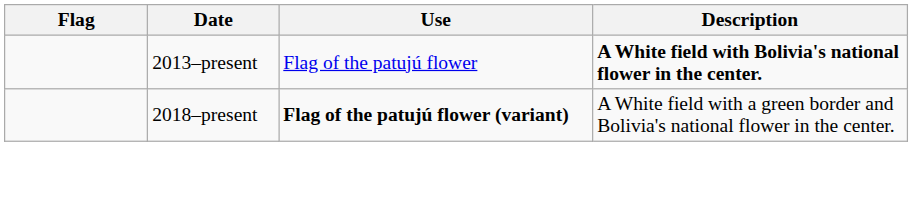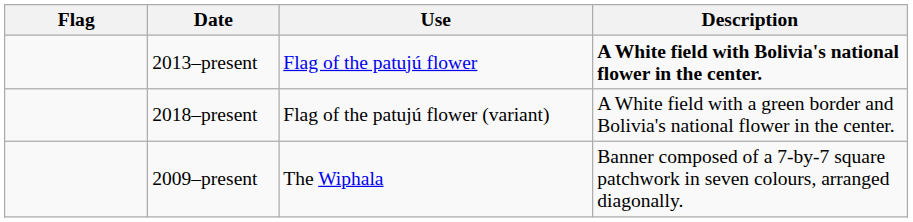(426, 114) bold -> (416, 114) normal
+ row: (205, 178)
